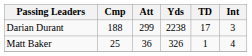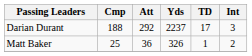(147, 28) 299 -> (147, 28) 292
(176, 28) 2238 -> (176, 28) 2237
(233, 43) 4 -> (233, 43) 2
